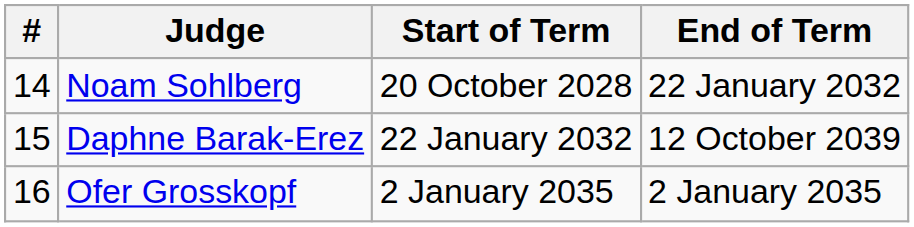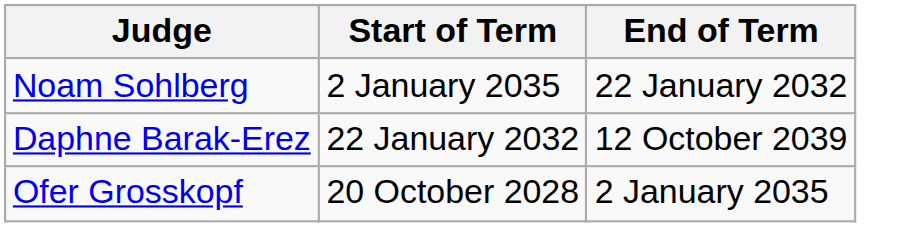- column: (32, 31)
(506, 85) 20 October 2028 -> (443, 85) 2 January 2035
(497, 192) 2 January 2035 -> (453, 192) 20 October 2028
